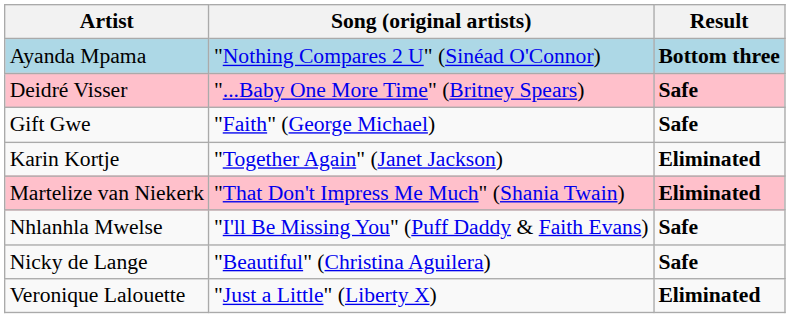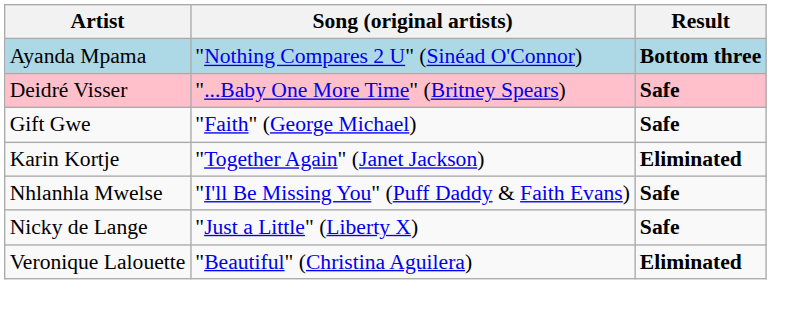- row: (107, 192)
(352, 261) "Beautiful" (Christina Aguilera) -> (307, 227) "Just a Little" (Liberty X)
(325, 295) "Just a Little" (Liberty X) -> (334, 261) "Beautiful" (Christina Aguilera)
